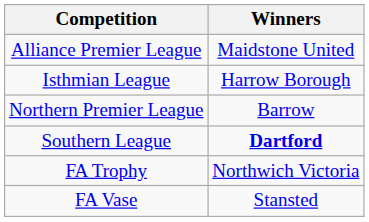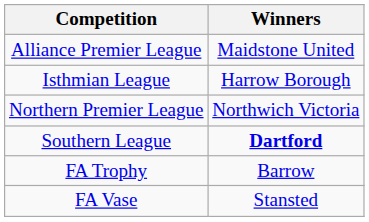(286, 110) Barrow -> (286, 110) Northwich Victoria
(286, 170) Northwich Victoria -> (286, 170) Barrow
